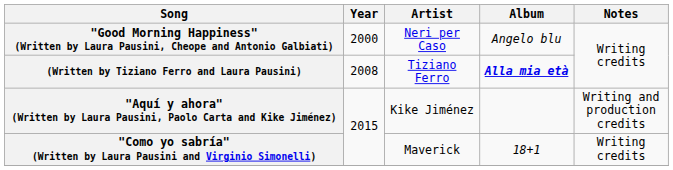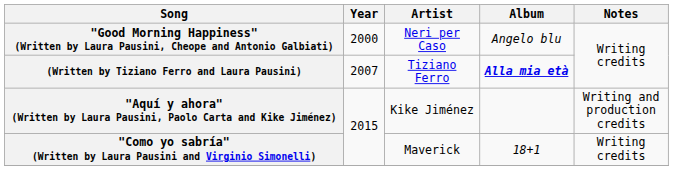(364, 72) 2008 -> (364, 72) 2007
